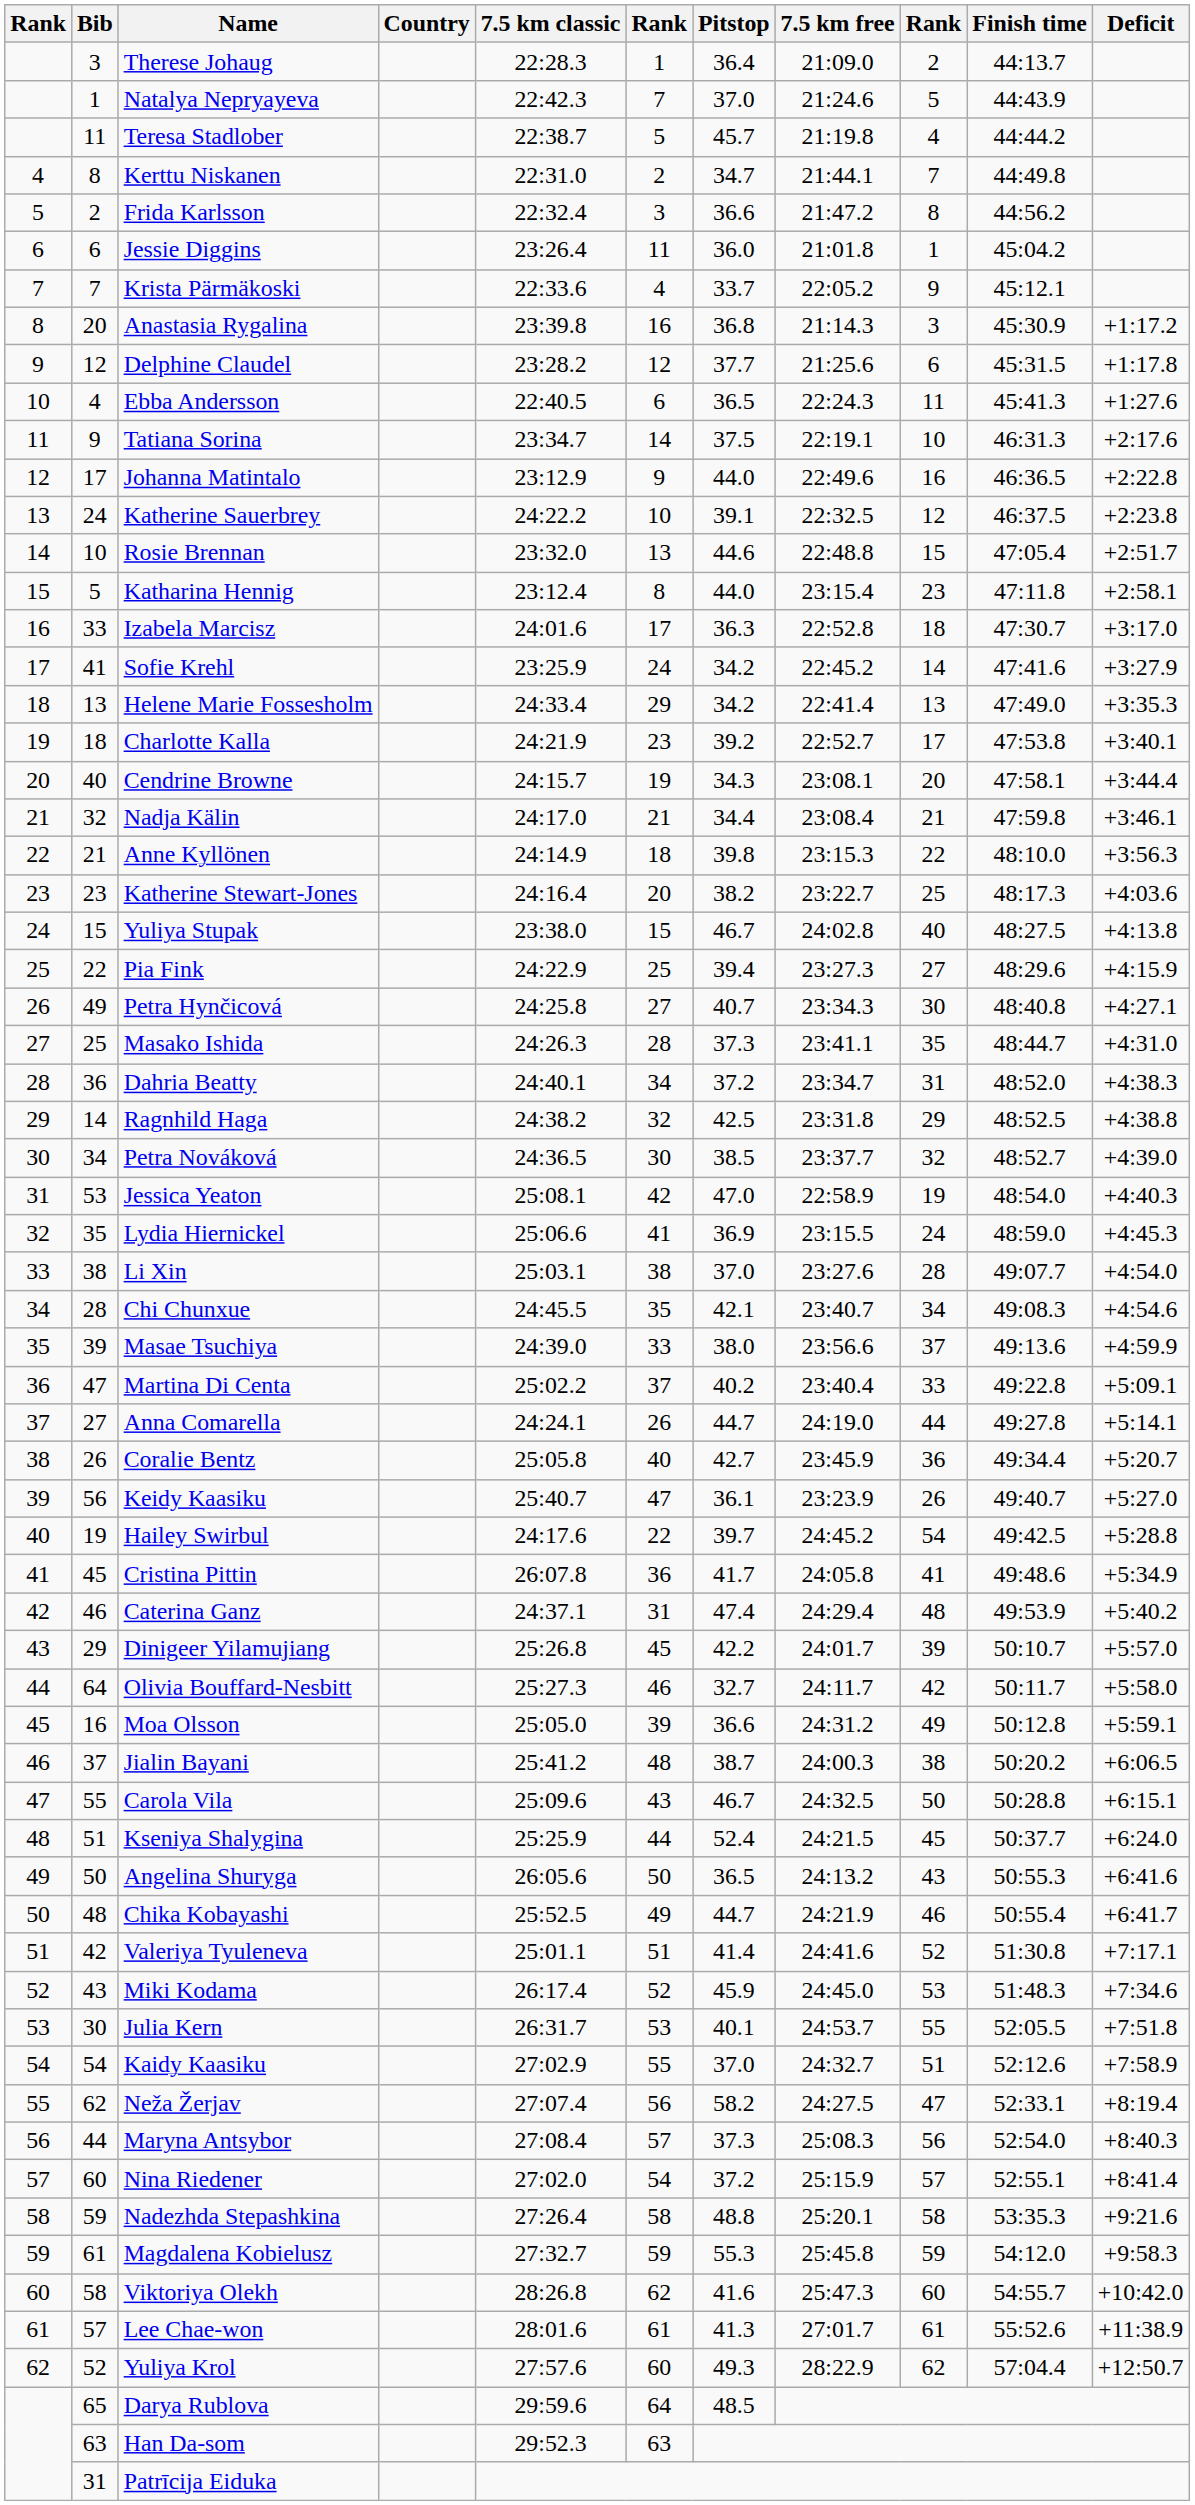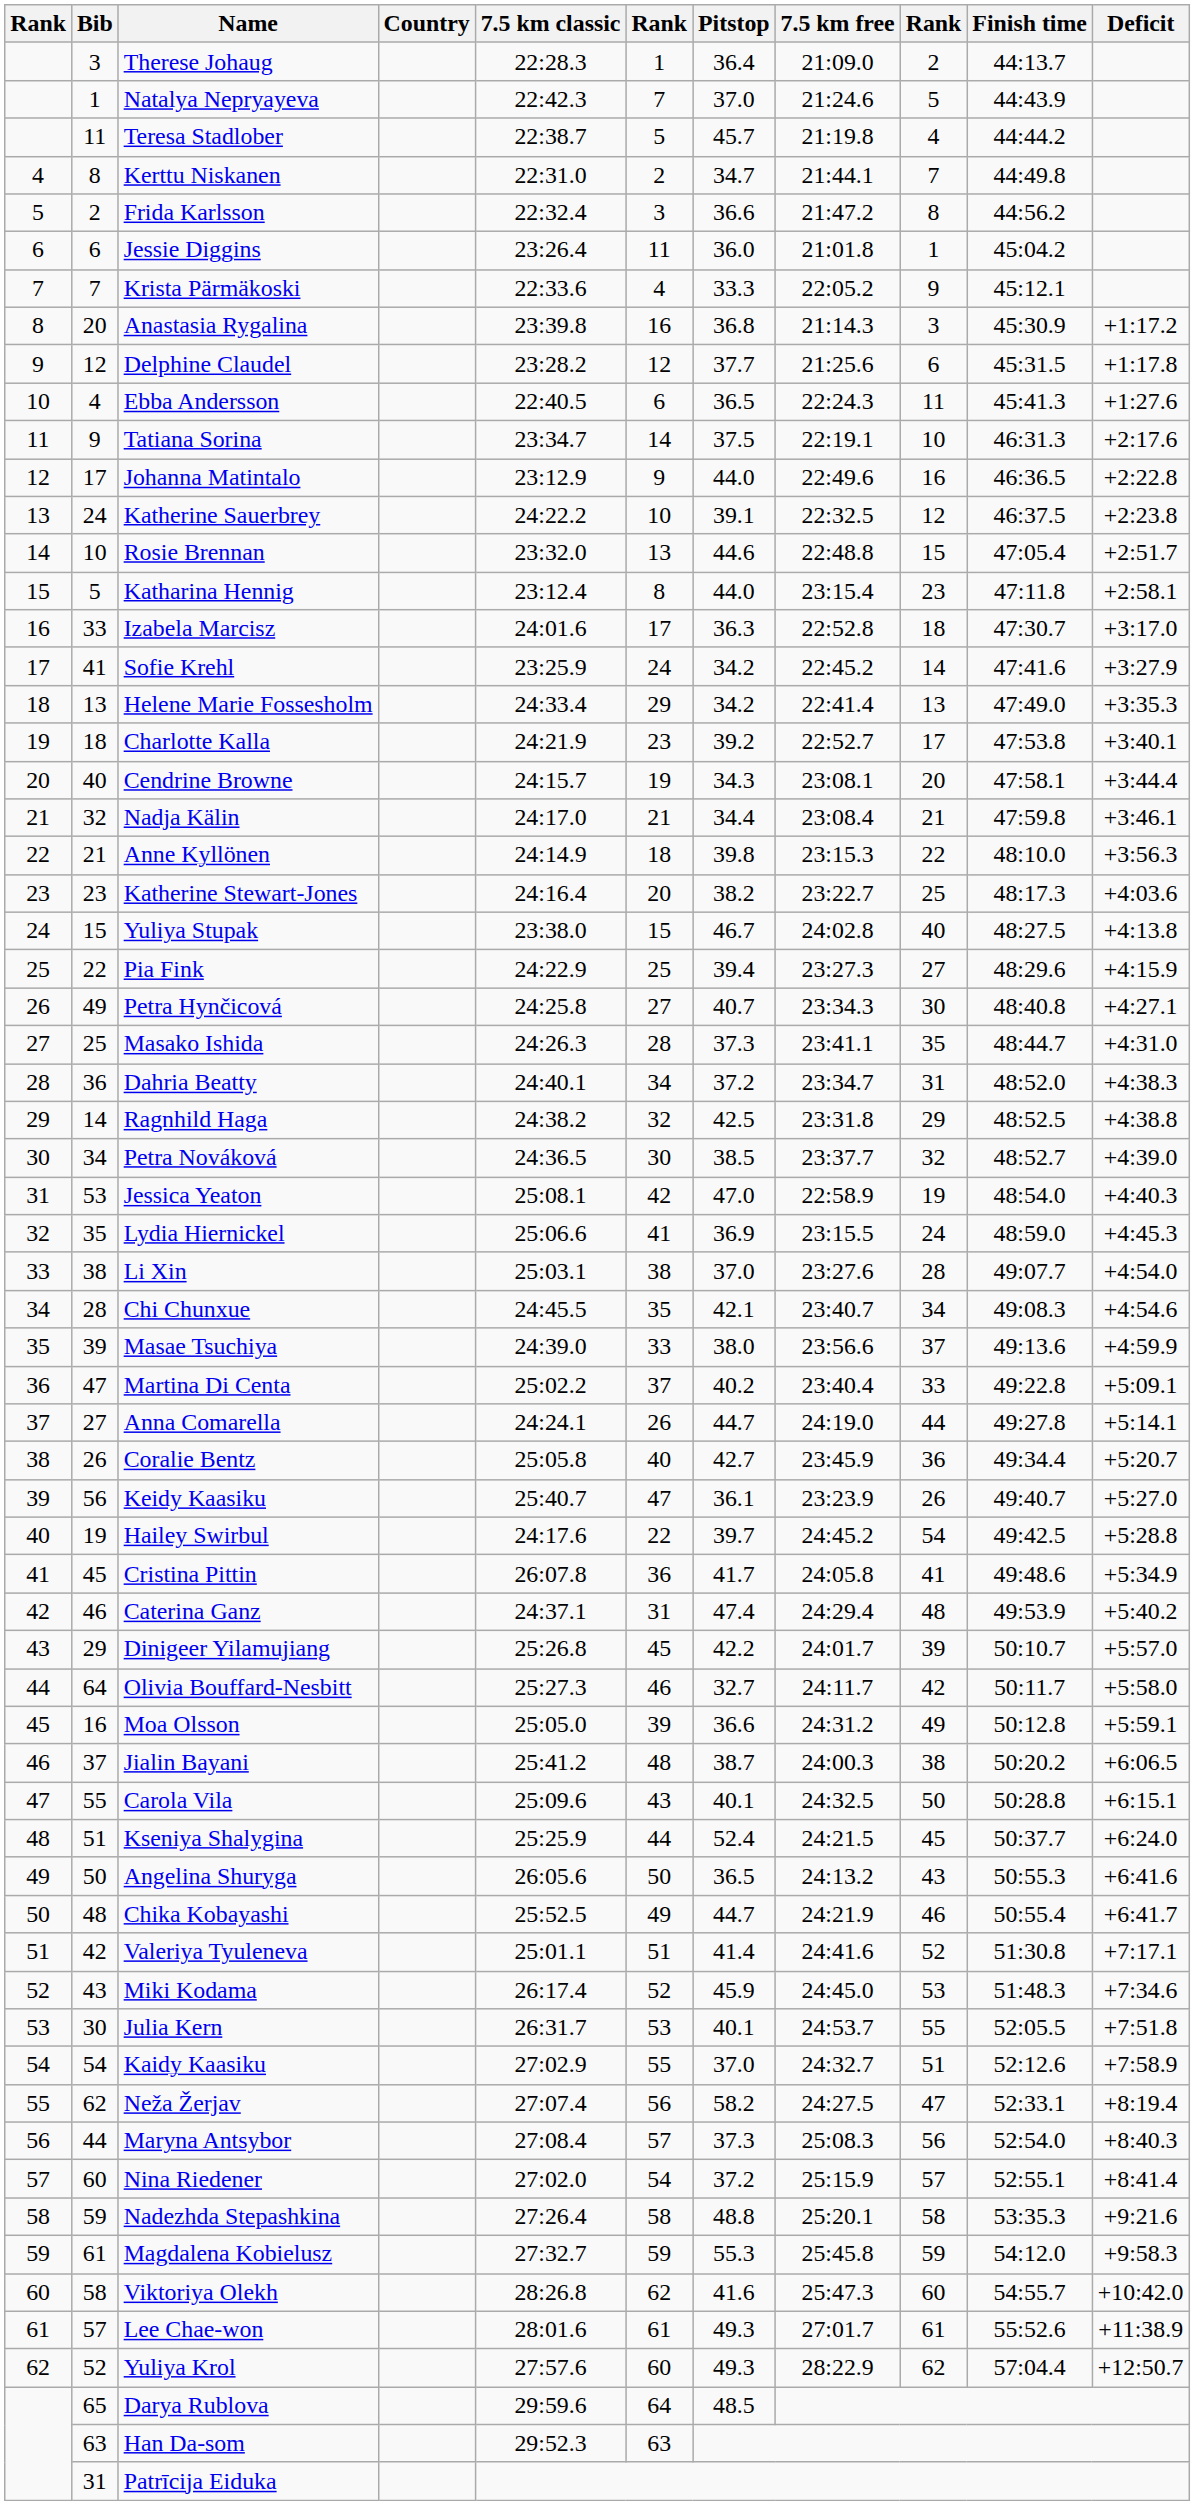(734, 288) 33.7 -> (734, 288) 33.3
(734, 1800) 46.7 -> (734, 1800) 40.1
(734, 2329) 41.3 -> (734, 2329) 49.3
